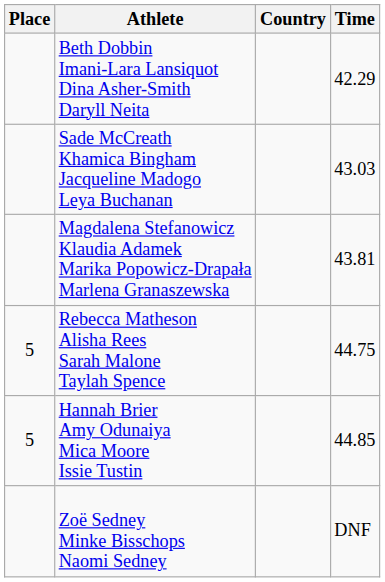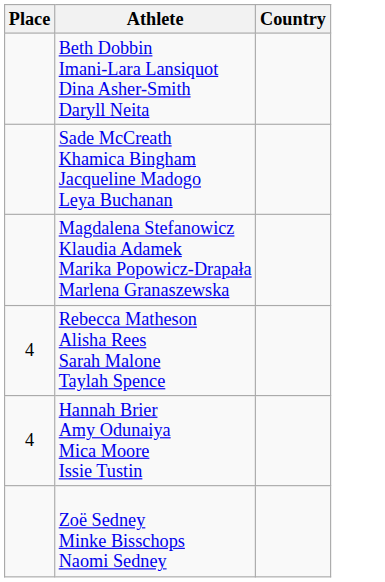- column: (355, 18)
(30, 350) 5 -> (30, 350) 4
(30, 440) 5 -> (30, 440) 4
